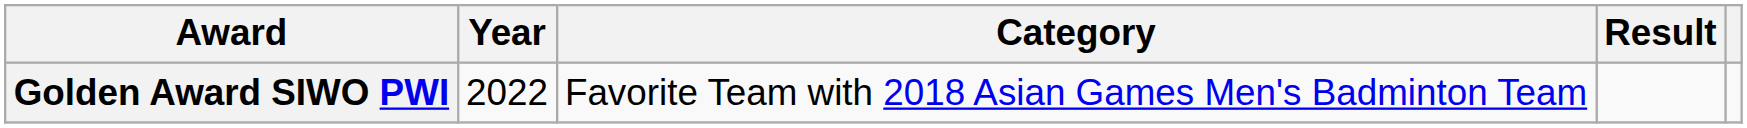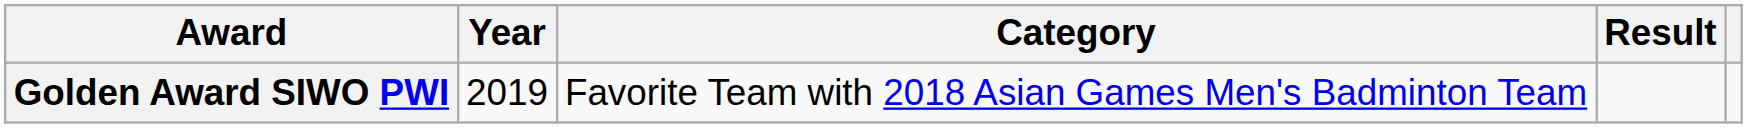(507, 92) 2022 -> (507, 92) 2019
